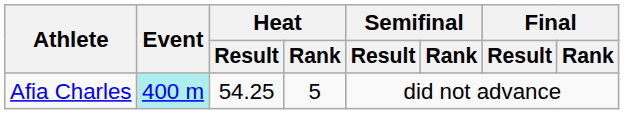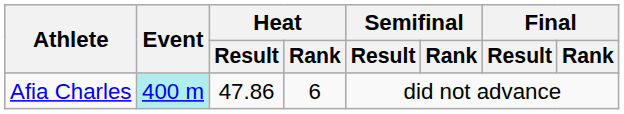(247, 91) 54.25 -> (247, 91) 47.86
(315, 91) 5 -> (315, 91) 6
